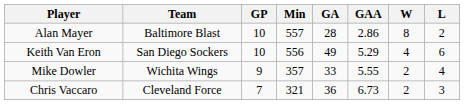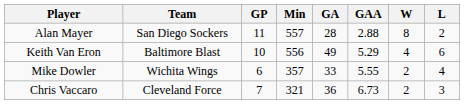(182, 33) Baltimore Blast -> (182, 33) San Diego Sockers
(259, 33) 10 -> (259, 33) 11
(368, 33) 2.86 -> (368, 33) 2.88
(182, 52) San Diego Sockers -> (182, 52) Baltimore Blast
(259, 71) 9 -> (259, 71) 6
